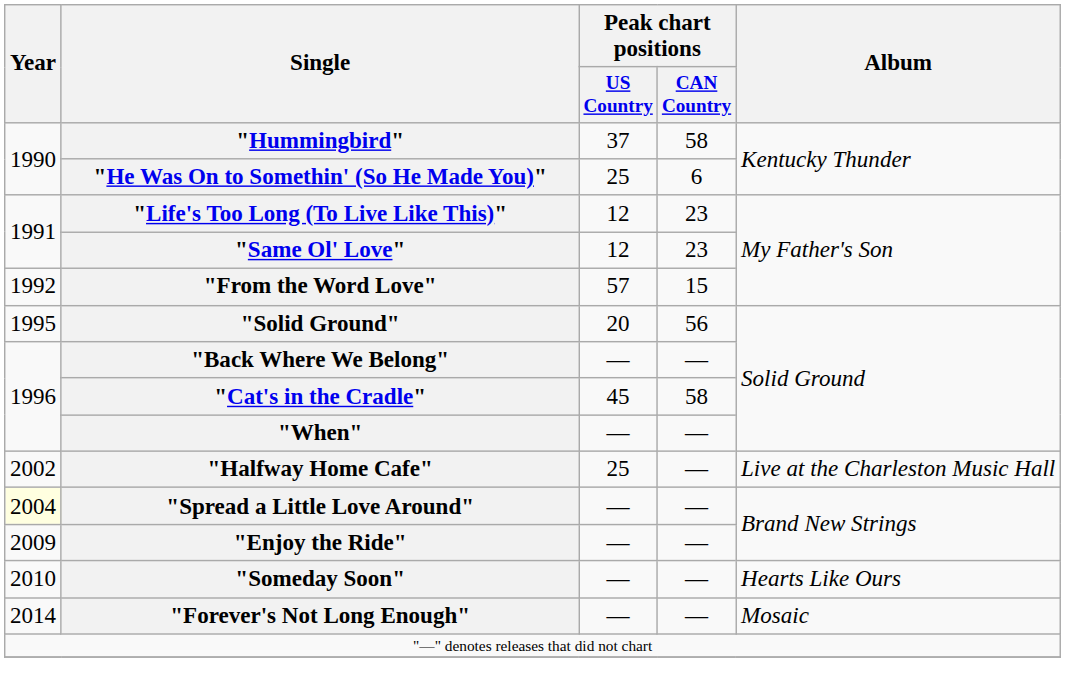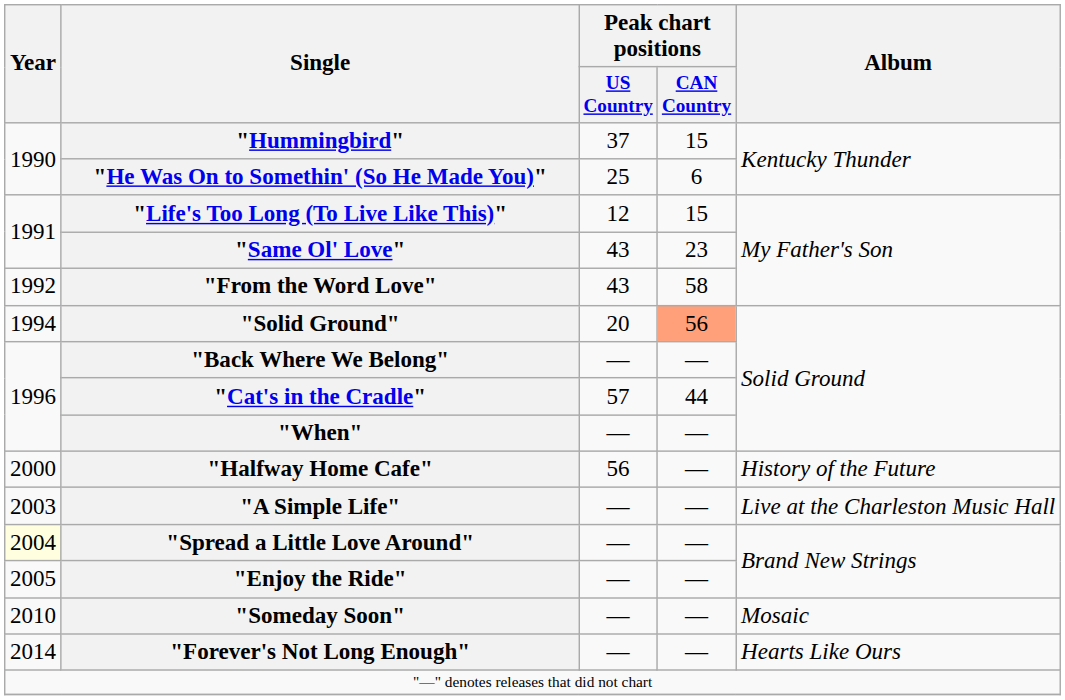(697, 140) 58 -> (697, 140) 15
(697, 213) 23 -> (697, 213) 15
(618, 250) 12 -> (618, 250) 43
(618, 286) 57 -> (618, 286) 43
(697, 286) 15 -> (697, 286) 58
(33, 323) 1995 -> (33, 323) 1994
(697, 323) no background -> (697, 323) lightsalmon background
(618, 396) 45 -> (618, 396) 57
(697, 396) 58 -> (697, 396) 44
(33, 469) 2002 -> (33, 469) 2000
(618, 469) 25 -> (618, 469) 56
(898, 469) Live at the Charleston Music Hall -> (838, 469) History of the Future
+ row: (320, 505)
(33, 542) 2009 -> (33, 578) 2005
(821, 578) Hearts Like Ours -> (775, 615) Mosaic
(775, 615) Mosaic -> (821, 651) Hearts Like Ours
